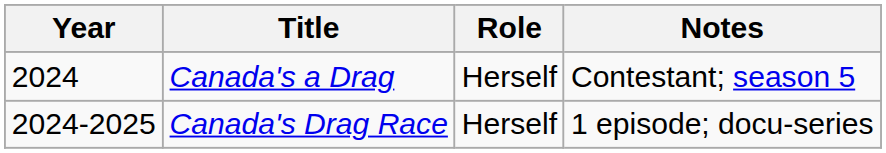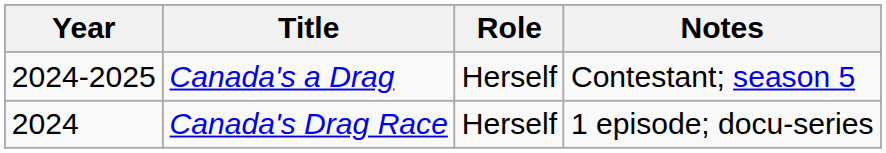(45, 76) 2024 -> (84, 76) 2024-2025
(84, 123) 2024-2025 -> (45, 123) 2024
